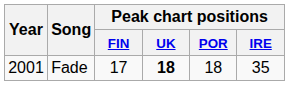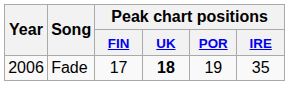(26, 67) 2001 -> (26, 67) 2006
(213, 67) 18 -> (213, 67) 19
